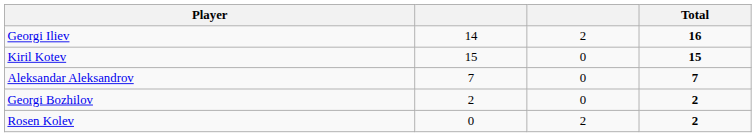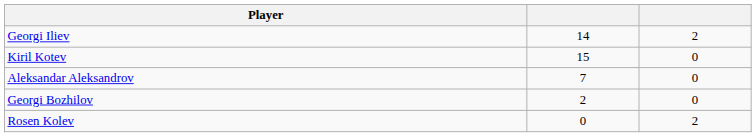- column: (695, 15)
